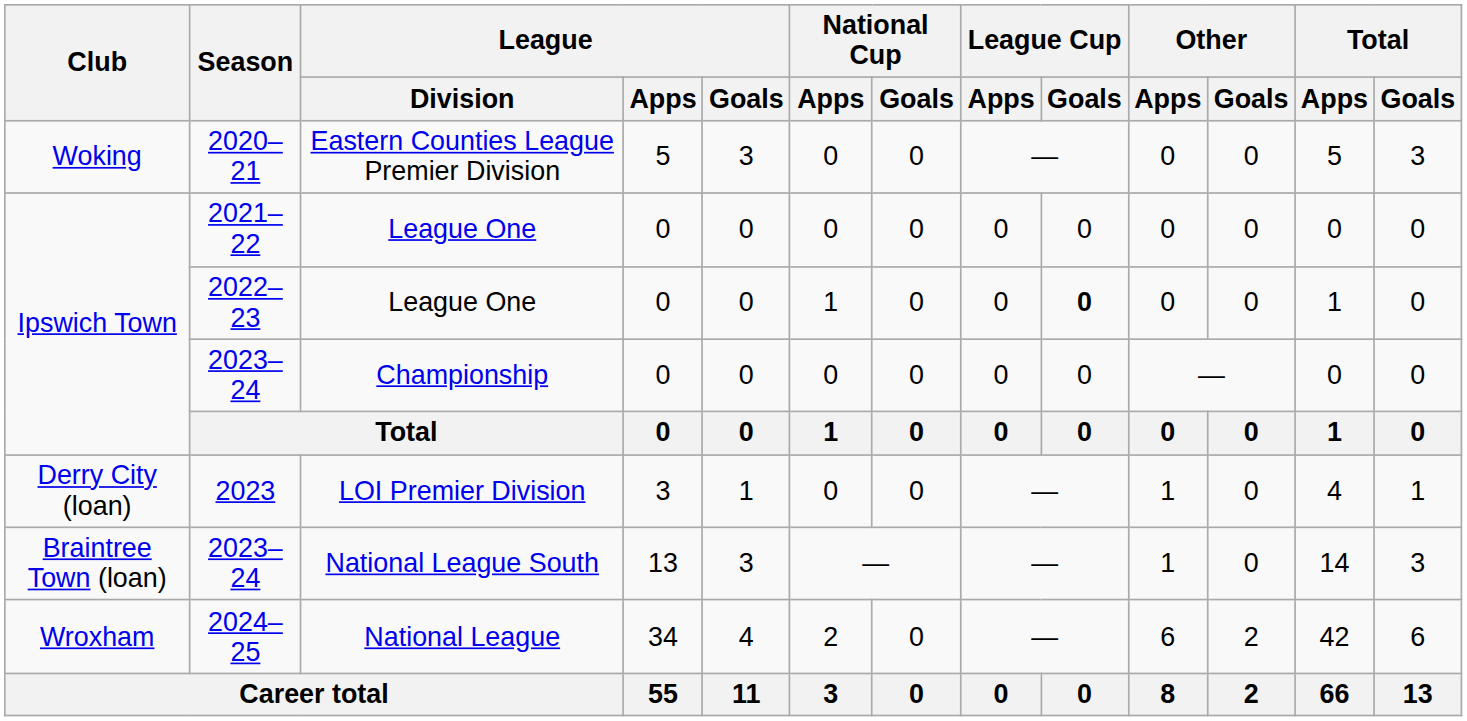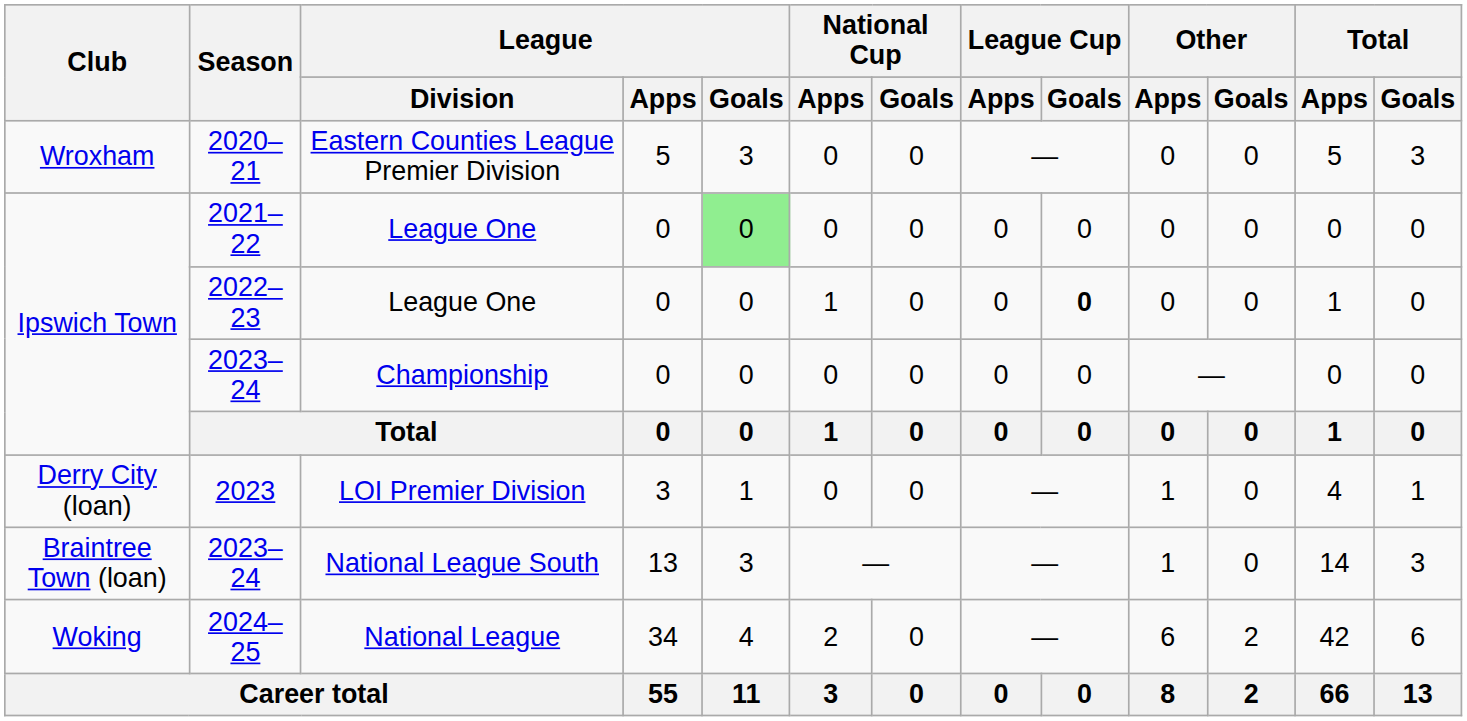(97, 156) Woking -> (97, 156) Wroxham
(746, 229) no background -> (746, 229) lightgreen background
(97, 636) Wroxham -> (97, 636) Woking
